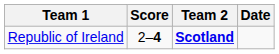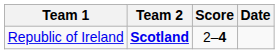columns swapped: (149, 15) <-> (205, 15)
